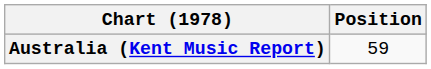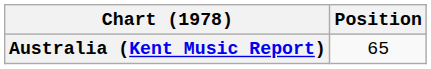(378, 49) 59 -> (378, 49) 65
